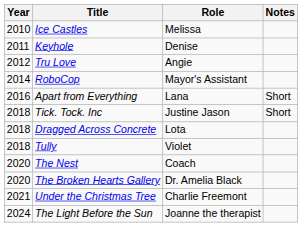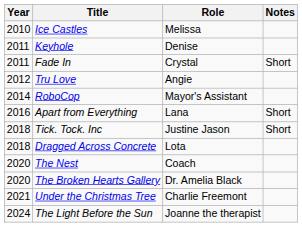+ row: (53, 63)
- row: (46, 146)
